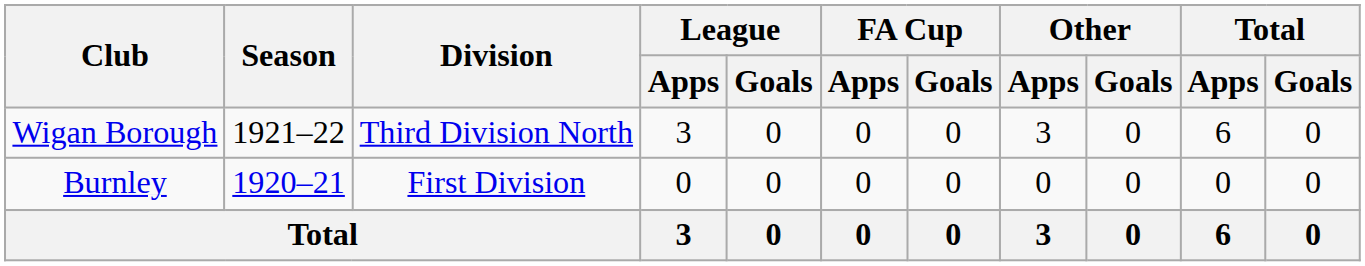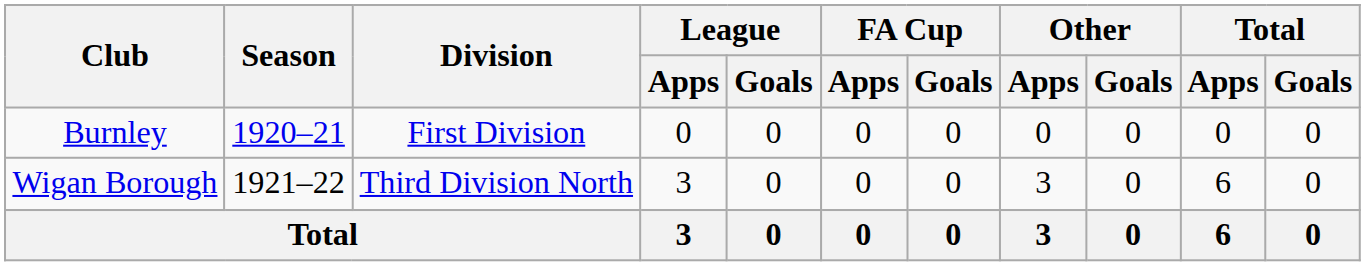rows swapped: (115, 183) <-> (115, 132)
